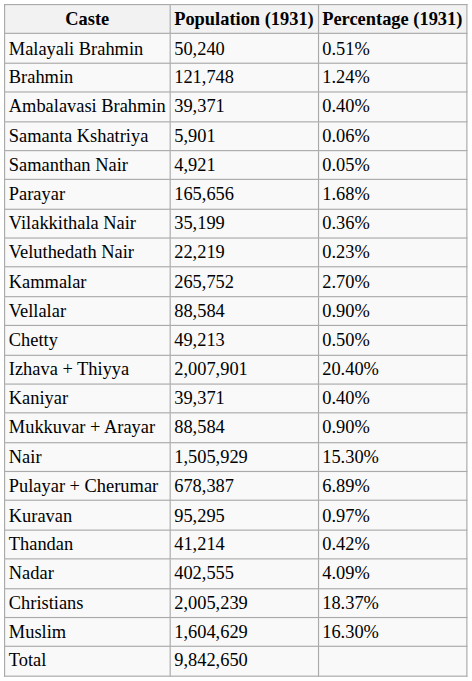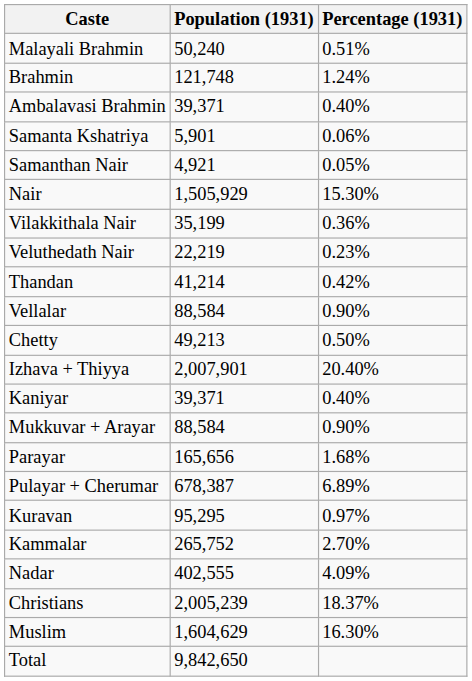rows swapped: (25, 456) <-> (37, 194)
rows swapped: (48, 281) <-> (41, 544)
